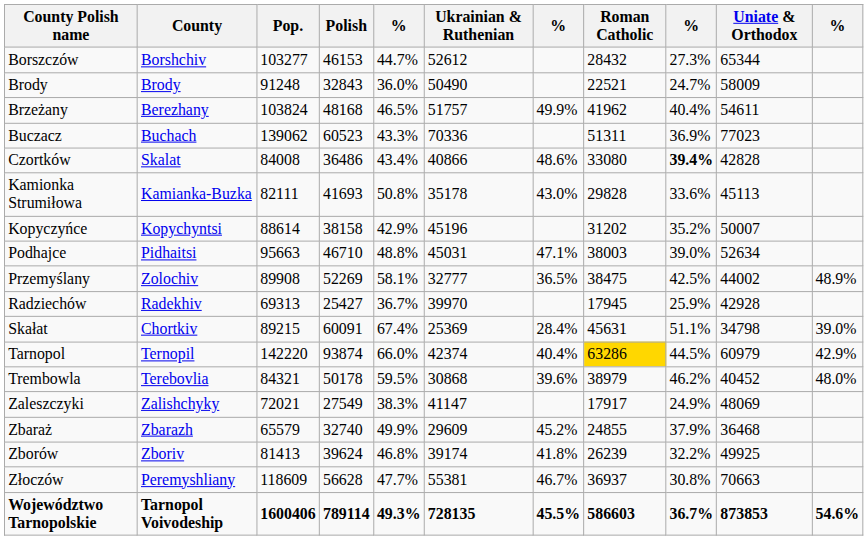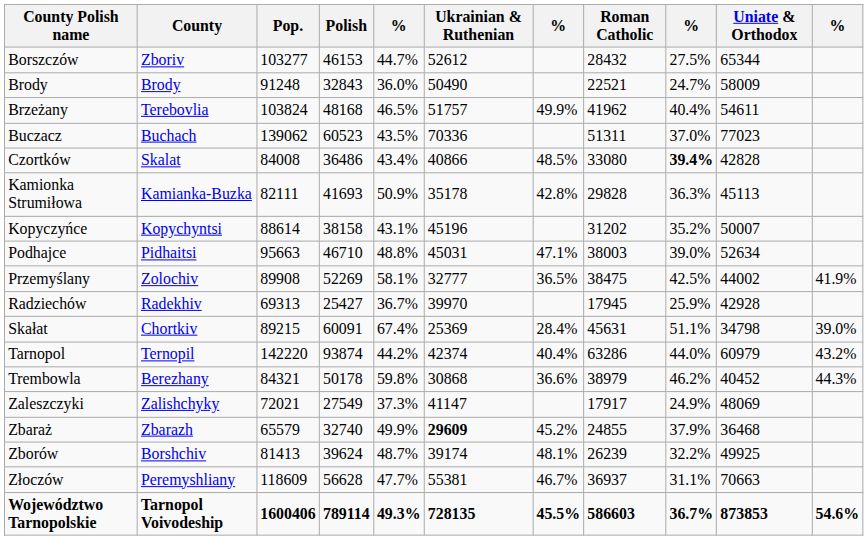(174, 60) Borshchiv -> (163, 60) Zboriv
(690, 60) 27.3% -> (690, 60) 27.5%
(175, 110) Berezhany -> (175, 110) Terebovlia
(397, 135) 43.3% -> (397, 135) 43.5%
(690, 135) 36.9% -> (690, 135) 37.0%
(557, 160) 48.6% -> (557, 160) 48.5%
(397, 194) 50.8% -> (397, 194) 50.9%
(557, 194) 43.0% -> (557, 194) 42.8%
(690, 194) 33.6% -> (690, 194) 36.3%
(397, 228) 42.9% -> (397, 228) 43.1%
(836, 278) 48.9% -> (836, 278) 41.9%
(397, 354) 66.0% -> (397, 354) 44.2%
(607, 354) gold background -> (607, 354) no background
(690, 354) 44.5% -> (690, 354) 44.0%
(836, 354) 42.9% -> (836, 354) 43.2%
(175, 379) Terebovlia -> (175, 379) Berezhany
(397, 379) 59.5% -> (397, 379) 59.8%
(557, 379) 39.6% -> (557, 379) 36.6%
(836, 379) 48.0% -> (836, 379) 44.3%
(397, 404) 38.3% -> (397, 404) 37.3%
(448, 429) normal -> (448, 429) bold
(163, 454) Zboriv -> (174, 454) Borshchiv
(397, 454) 46.8% -> (397, 454) 48.7%
(557, 454) 41.8% -> (557, 454) 48.1%
(690, 479) 30.8% -> (690, 479) 31.1%
